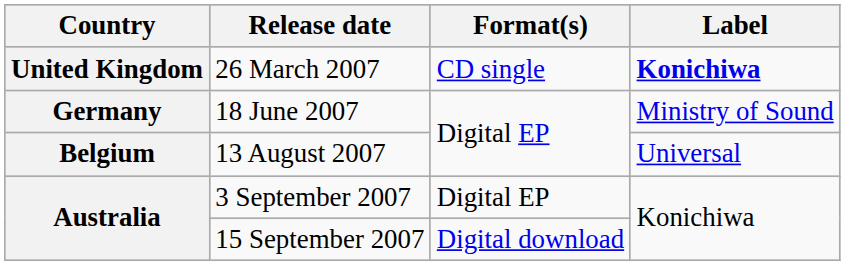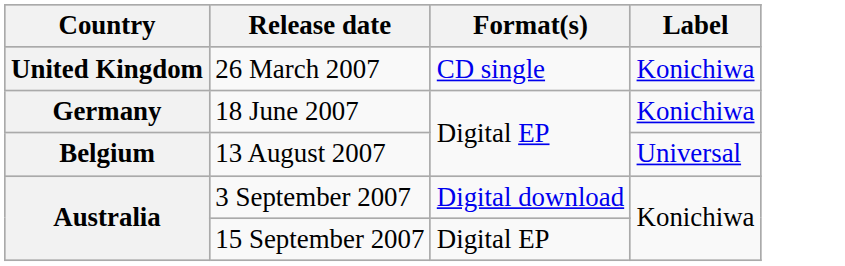(699, 68) bold -> (696, 68) normal
(735, 111) Ministry of Sound -> (696, 111) Konichiwa
(493, 196) Digital EP -> (530, 196) Digital download
(530, 238) Digital download -> (493, 238) Digital EP
